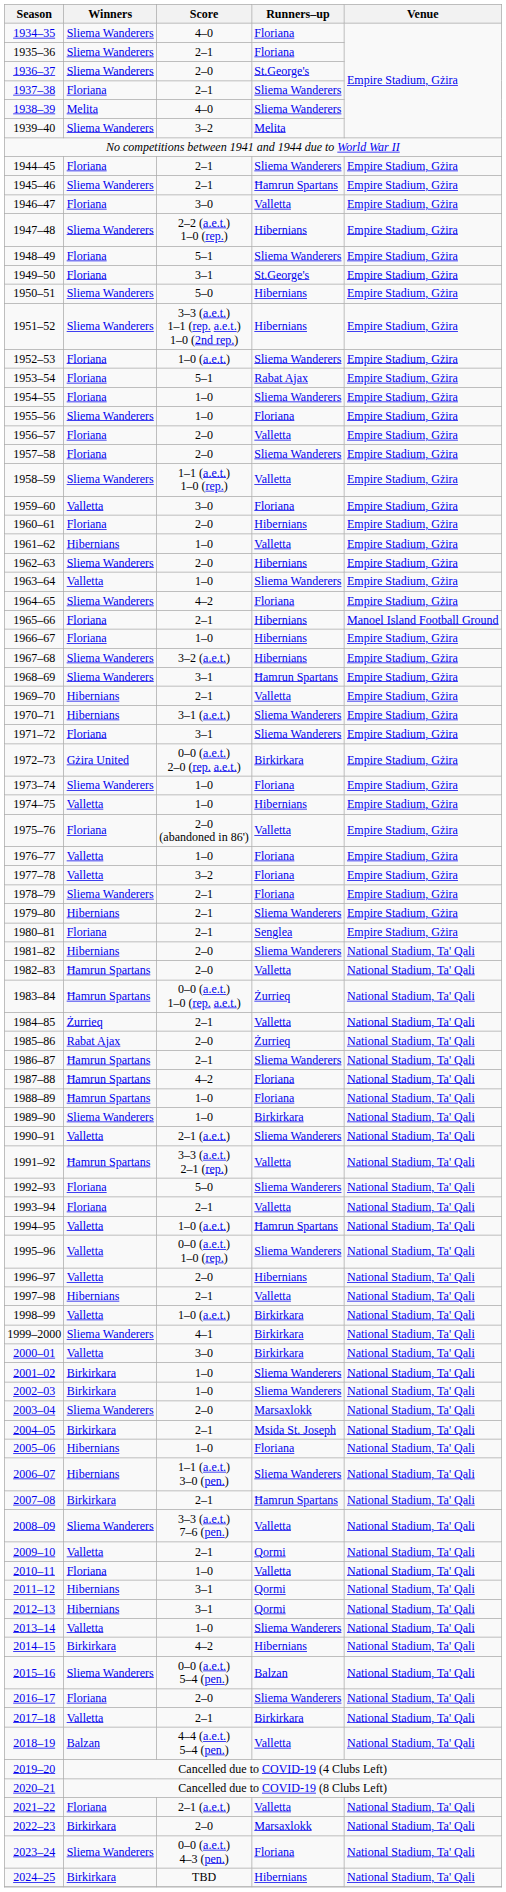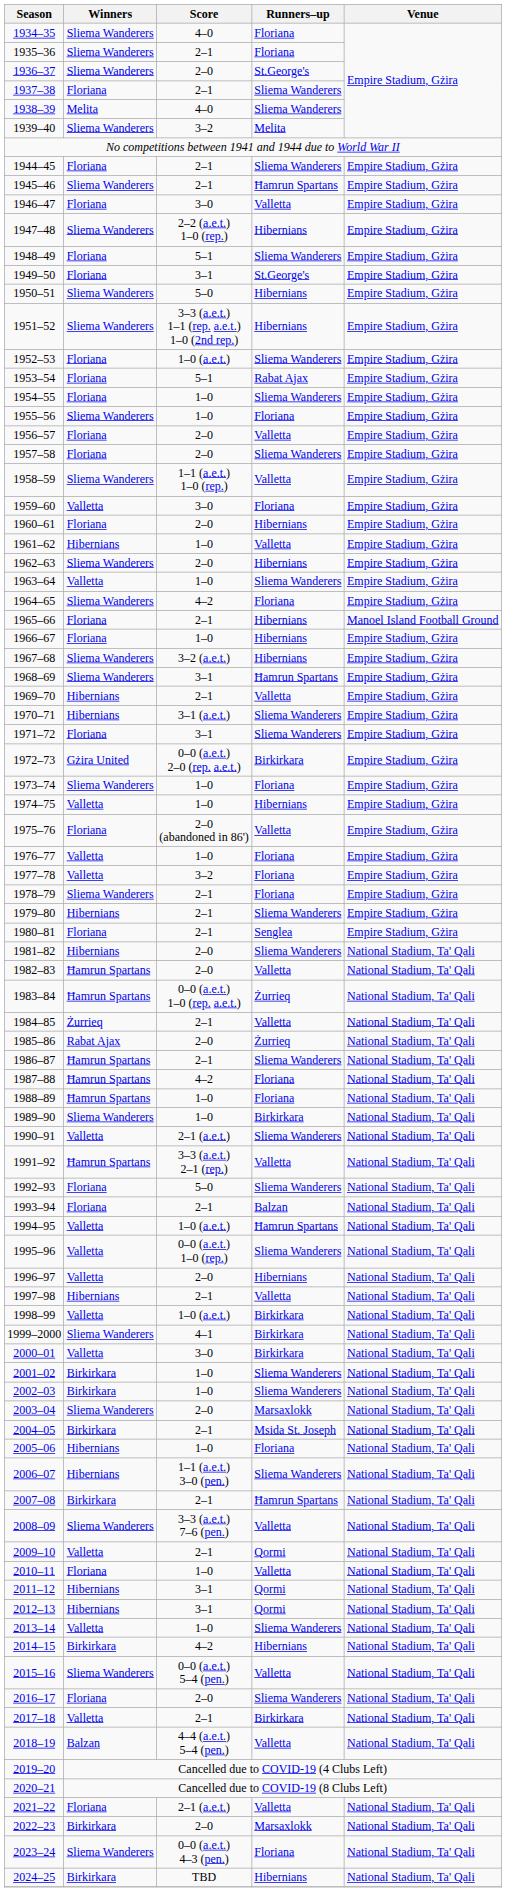(273, 1206) Valletta -> (271, 1206) Balzan
(271, 1672) Balzan -> (273, 1672) Valletta
